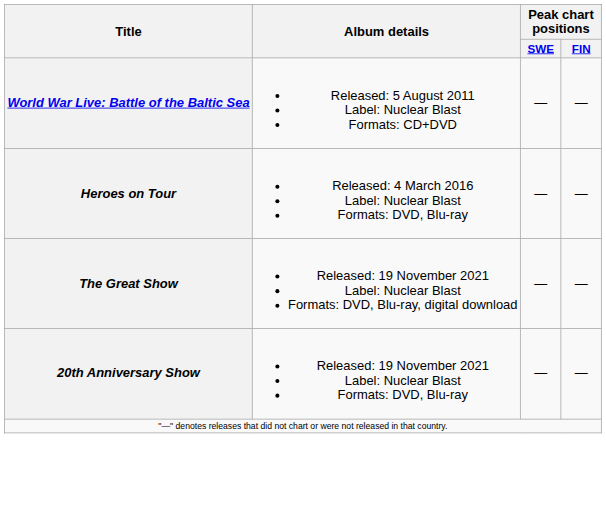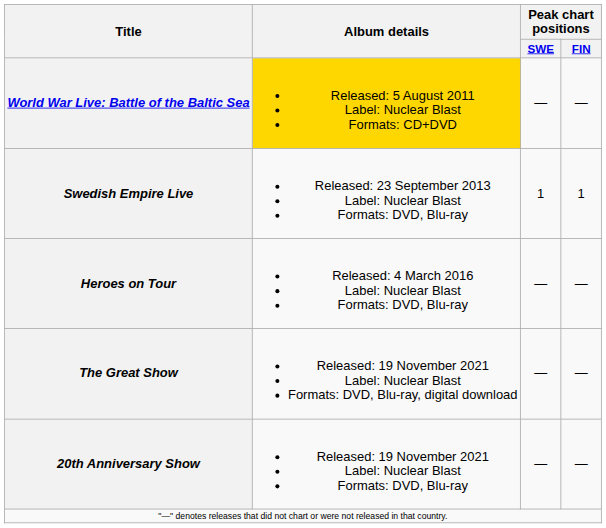(387, 110) no background -> (387, 110) gold background
+ row: (128, 193)
